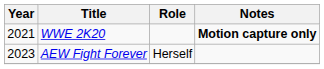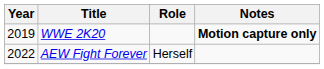(21, 34) 2021 -> (21, 34) 2019
(21, 53) 2023 -> (21, 53) 2022
